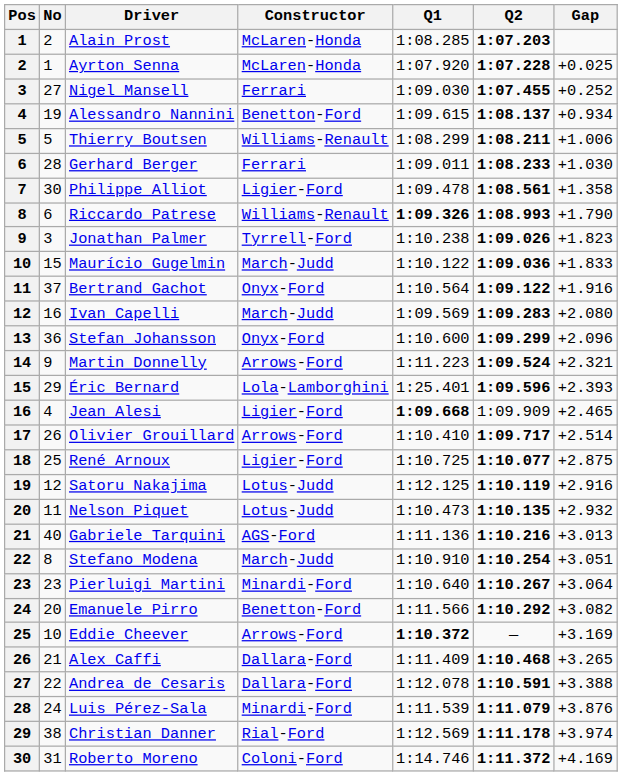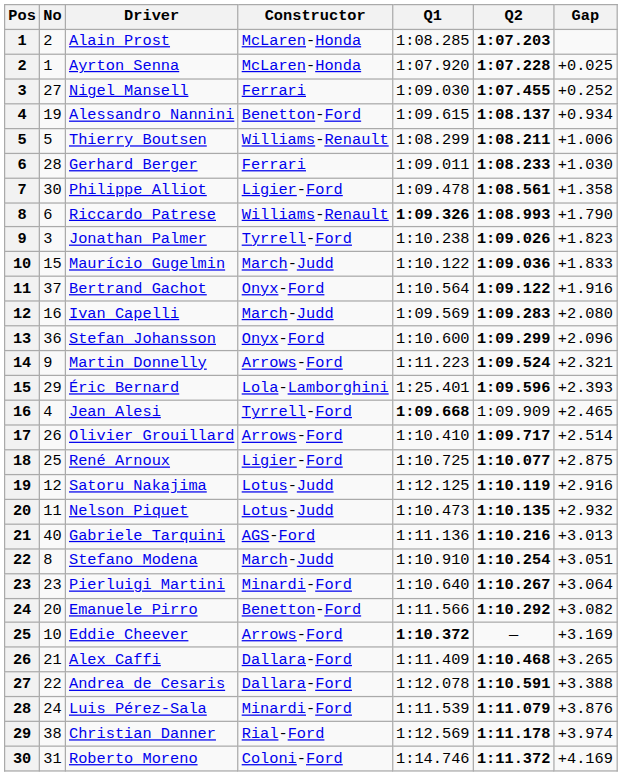(292, 413) Ligier-Ford -> (297, 413) Tyrrell-Ford
